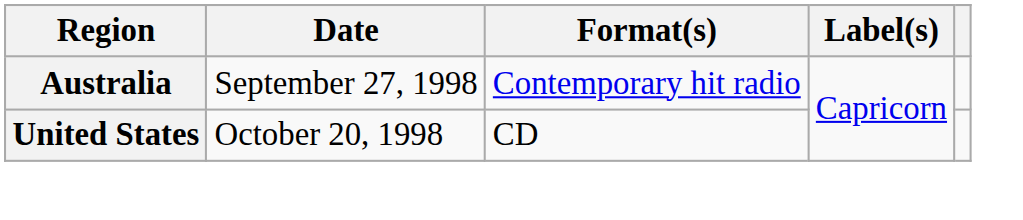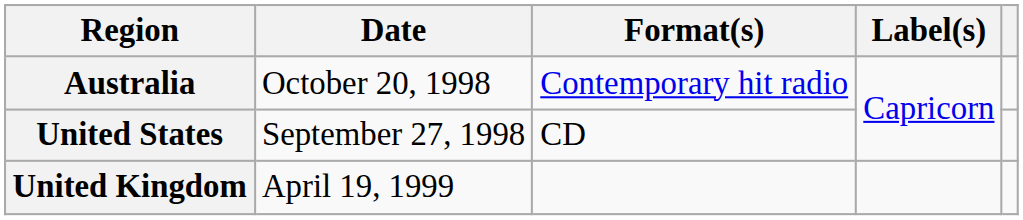(346, 82) September 27, 1998 -> (376, 82) October 20, 1998
(329, 134) October 20, 1998 -> (394, 134) September 27, 1998
+ row: (130, 186)
